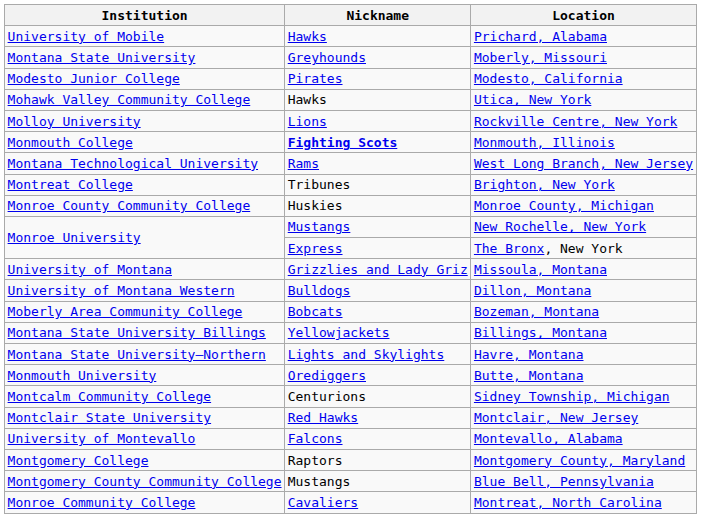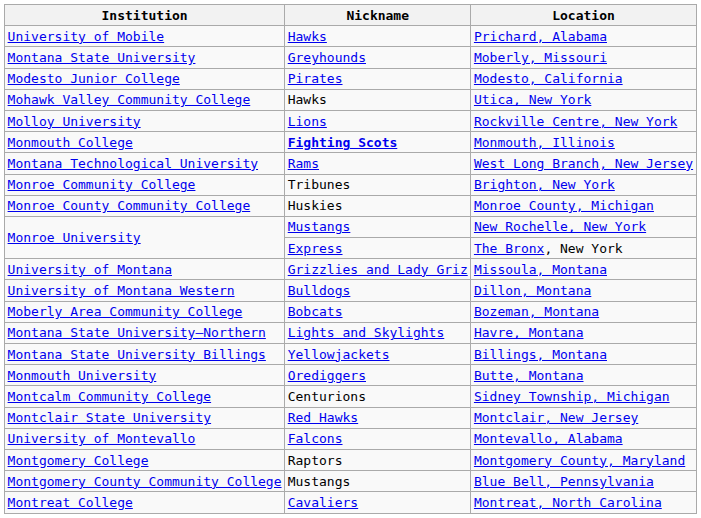(70, 185) Montreat College -> (102, 185) Monroe Community College
rows swapped: (540, 333) <-> (529, 354)
(102, 502) Monroe Community College -> (70, 502) Montreat College
